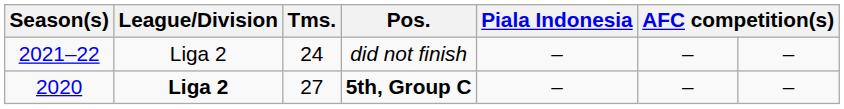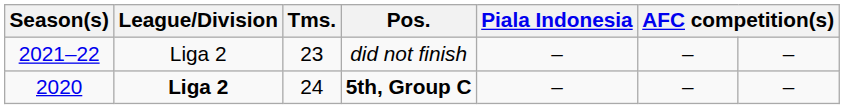(312, 53) 24 -> (312, 53) 23
(312, 86) 27 -> (312, 86) 24
